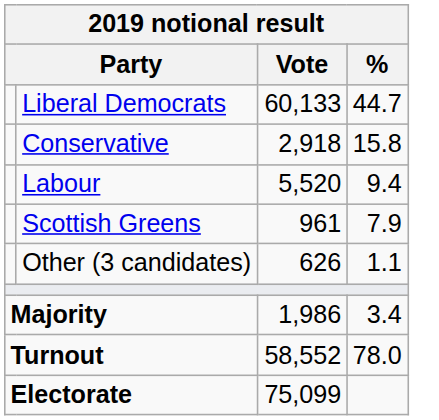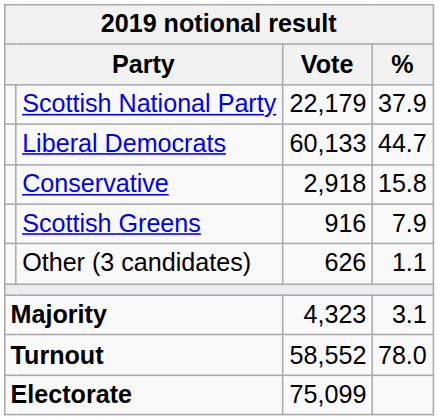+ row: (149, 104)
- row: (61, 183)
(320, 223) 961 -> (345, 223) 916
(310, 314) 1,986 -> (335, 314) 4,323
(384, 314) 3.4 -> (409, 314) 3.1
